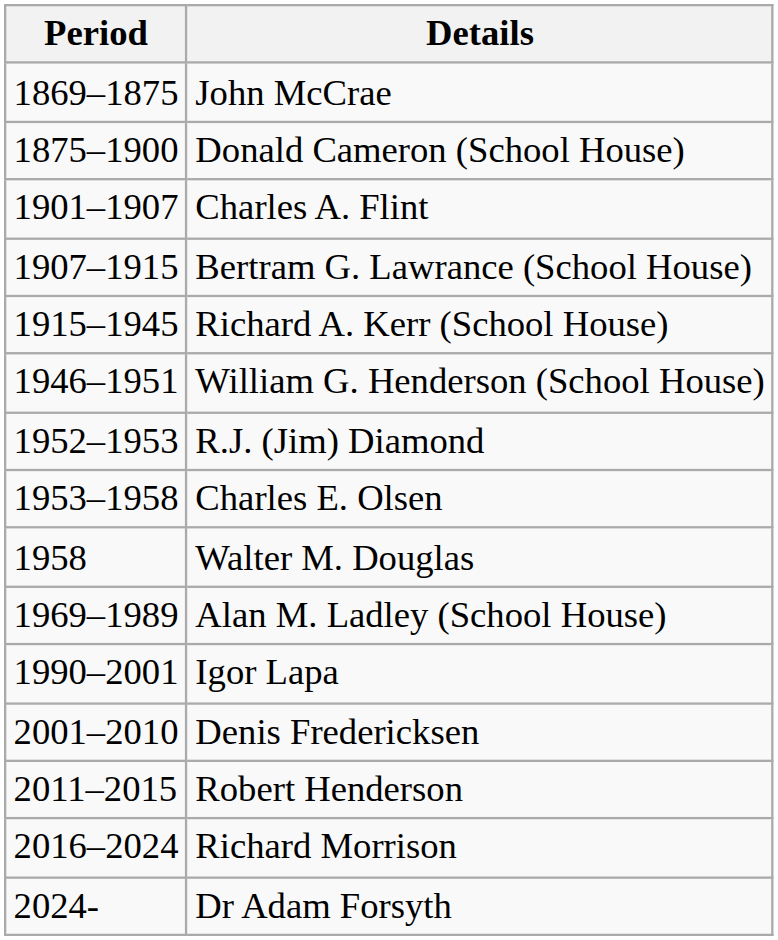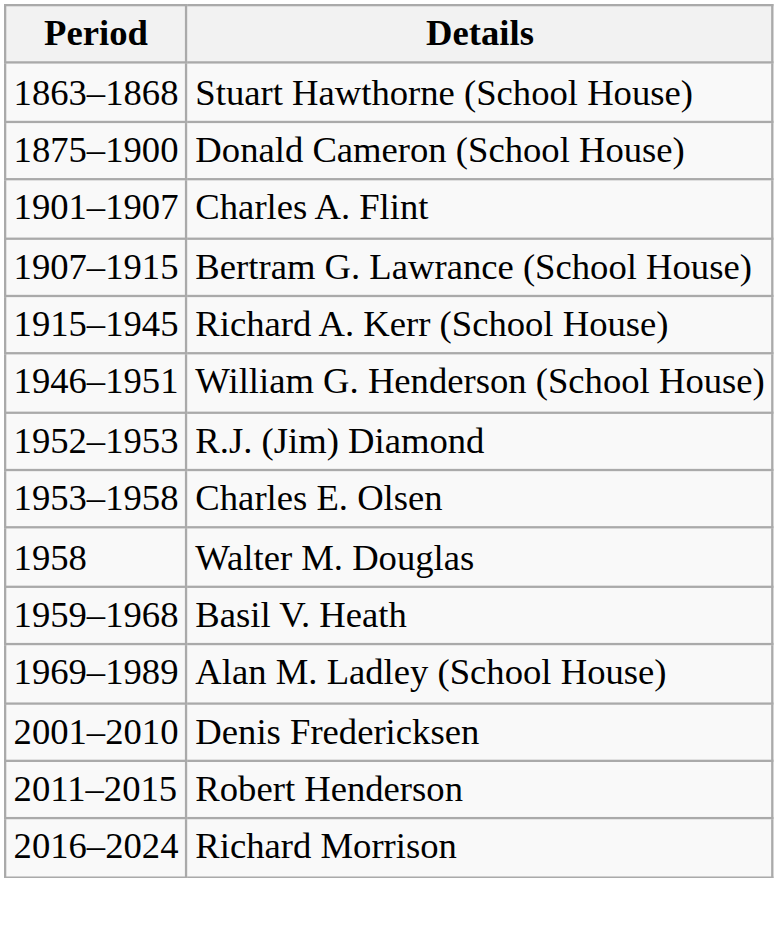+ row: (444, 91)
- row: (294, 91)
+ row: (301, 614)
- row: (267, 672)
- row: (324, 905)
